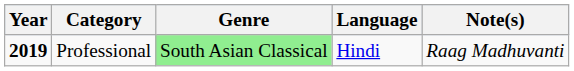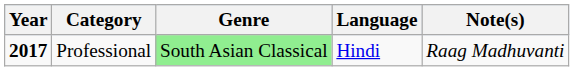(28, 50) 2019 -> (28, 50) 2017
